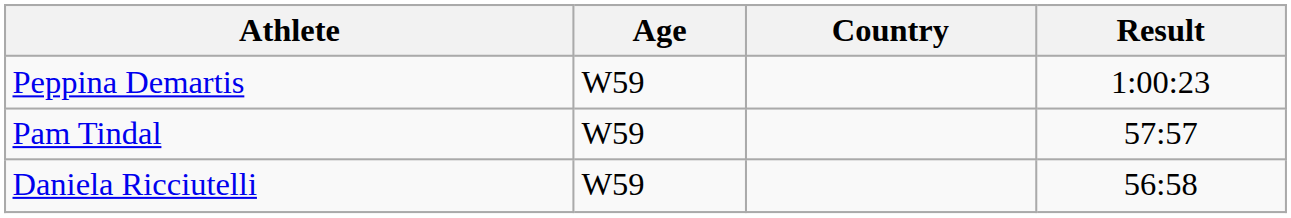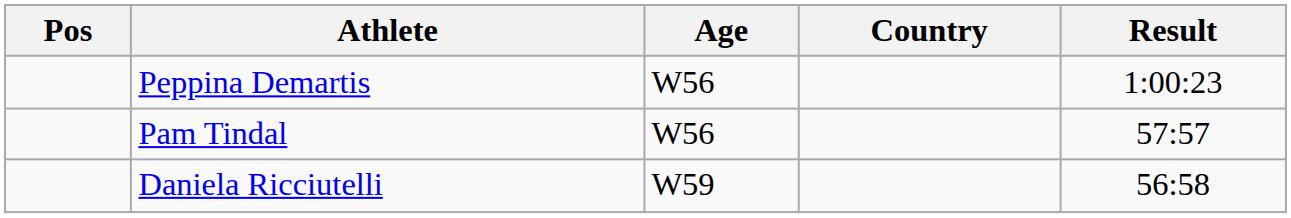+ column: (68, 30)
(613, 81) W59 -> (683, 81) W56
(613, 133) W59 -> (683, 133) W56
